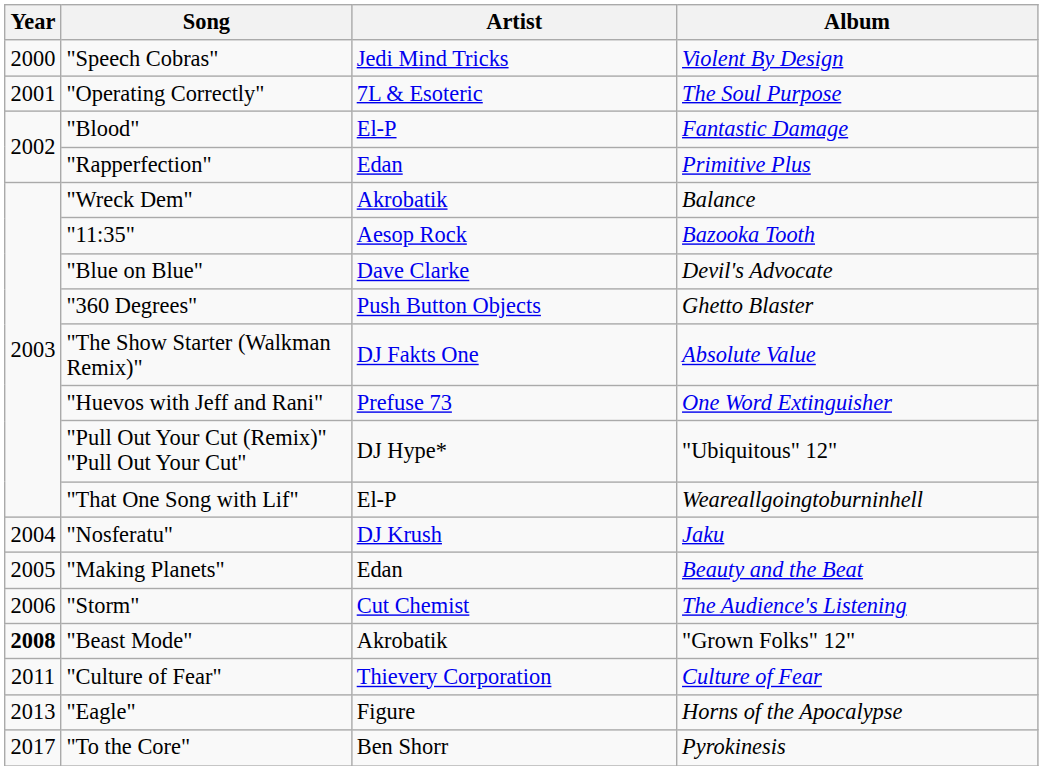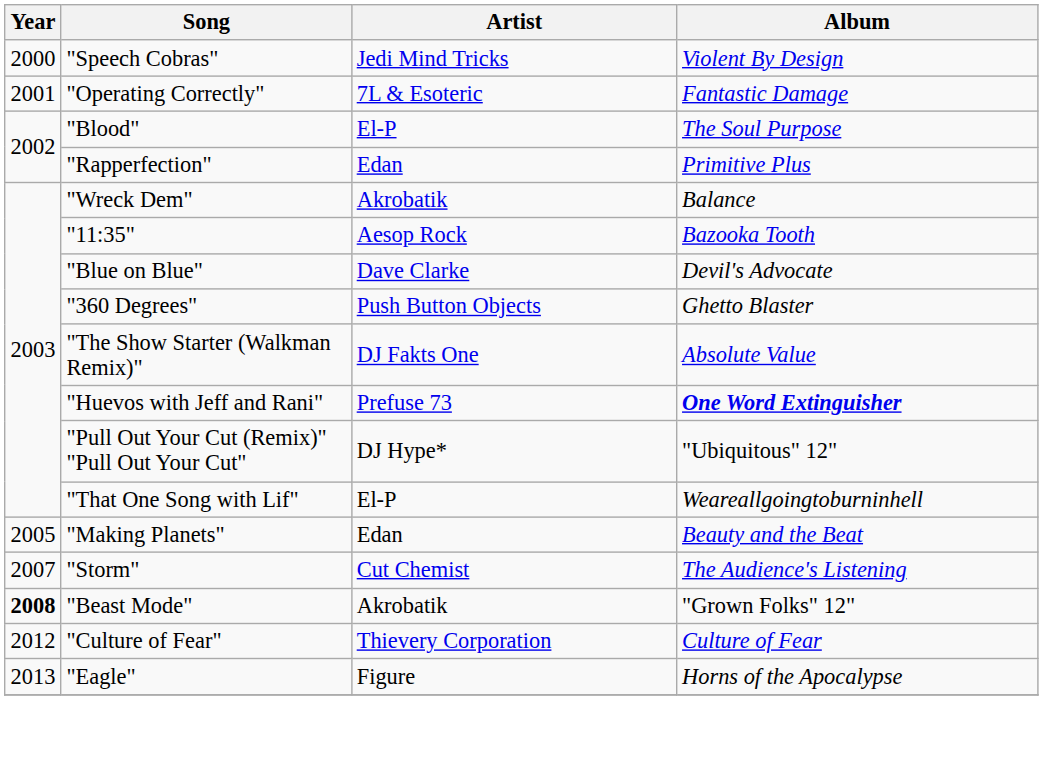(762, 93) The Soul Purpose -> (765, 93) Fantastic Damage
(765, 128) Fantastic Damage -> (762, 128) The Soul Purpose
(787, 402) normal -> (792, 402) bold
- row: (120, 534)
(33, 605) 2006 -> (33, 570) 2007
(33, 676) 2011 -> (33, 641) 2012
- row: (128, 747)
